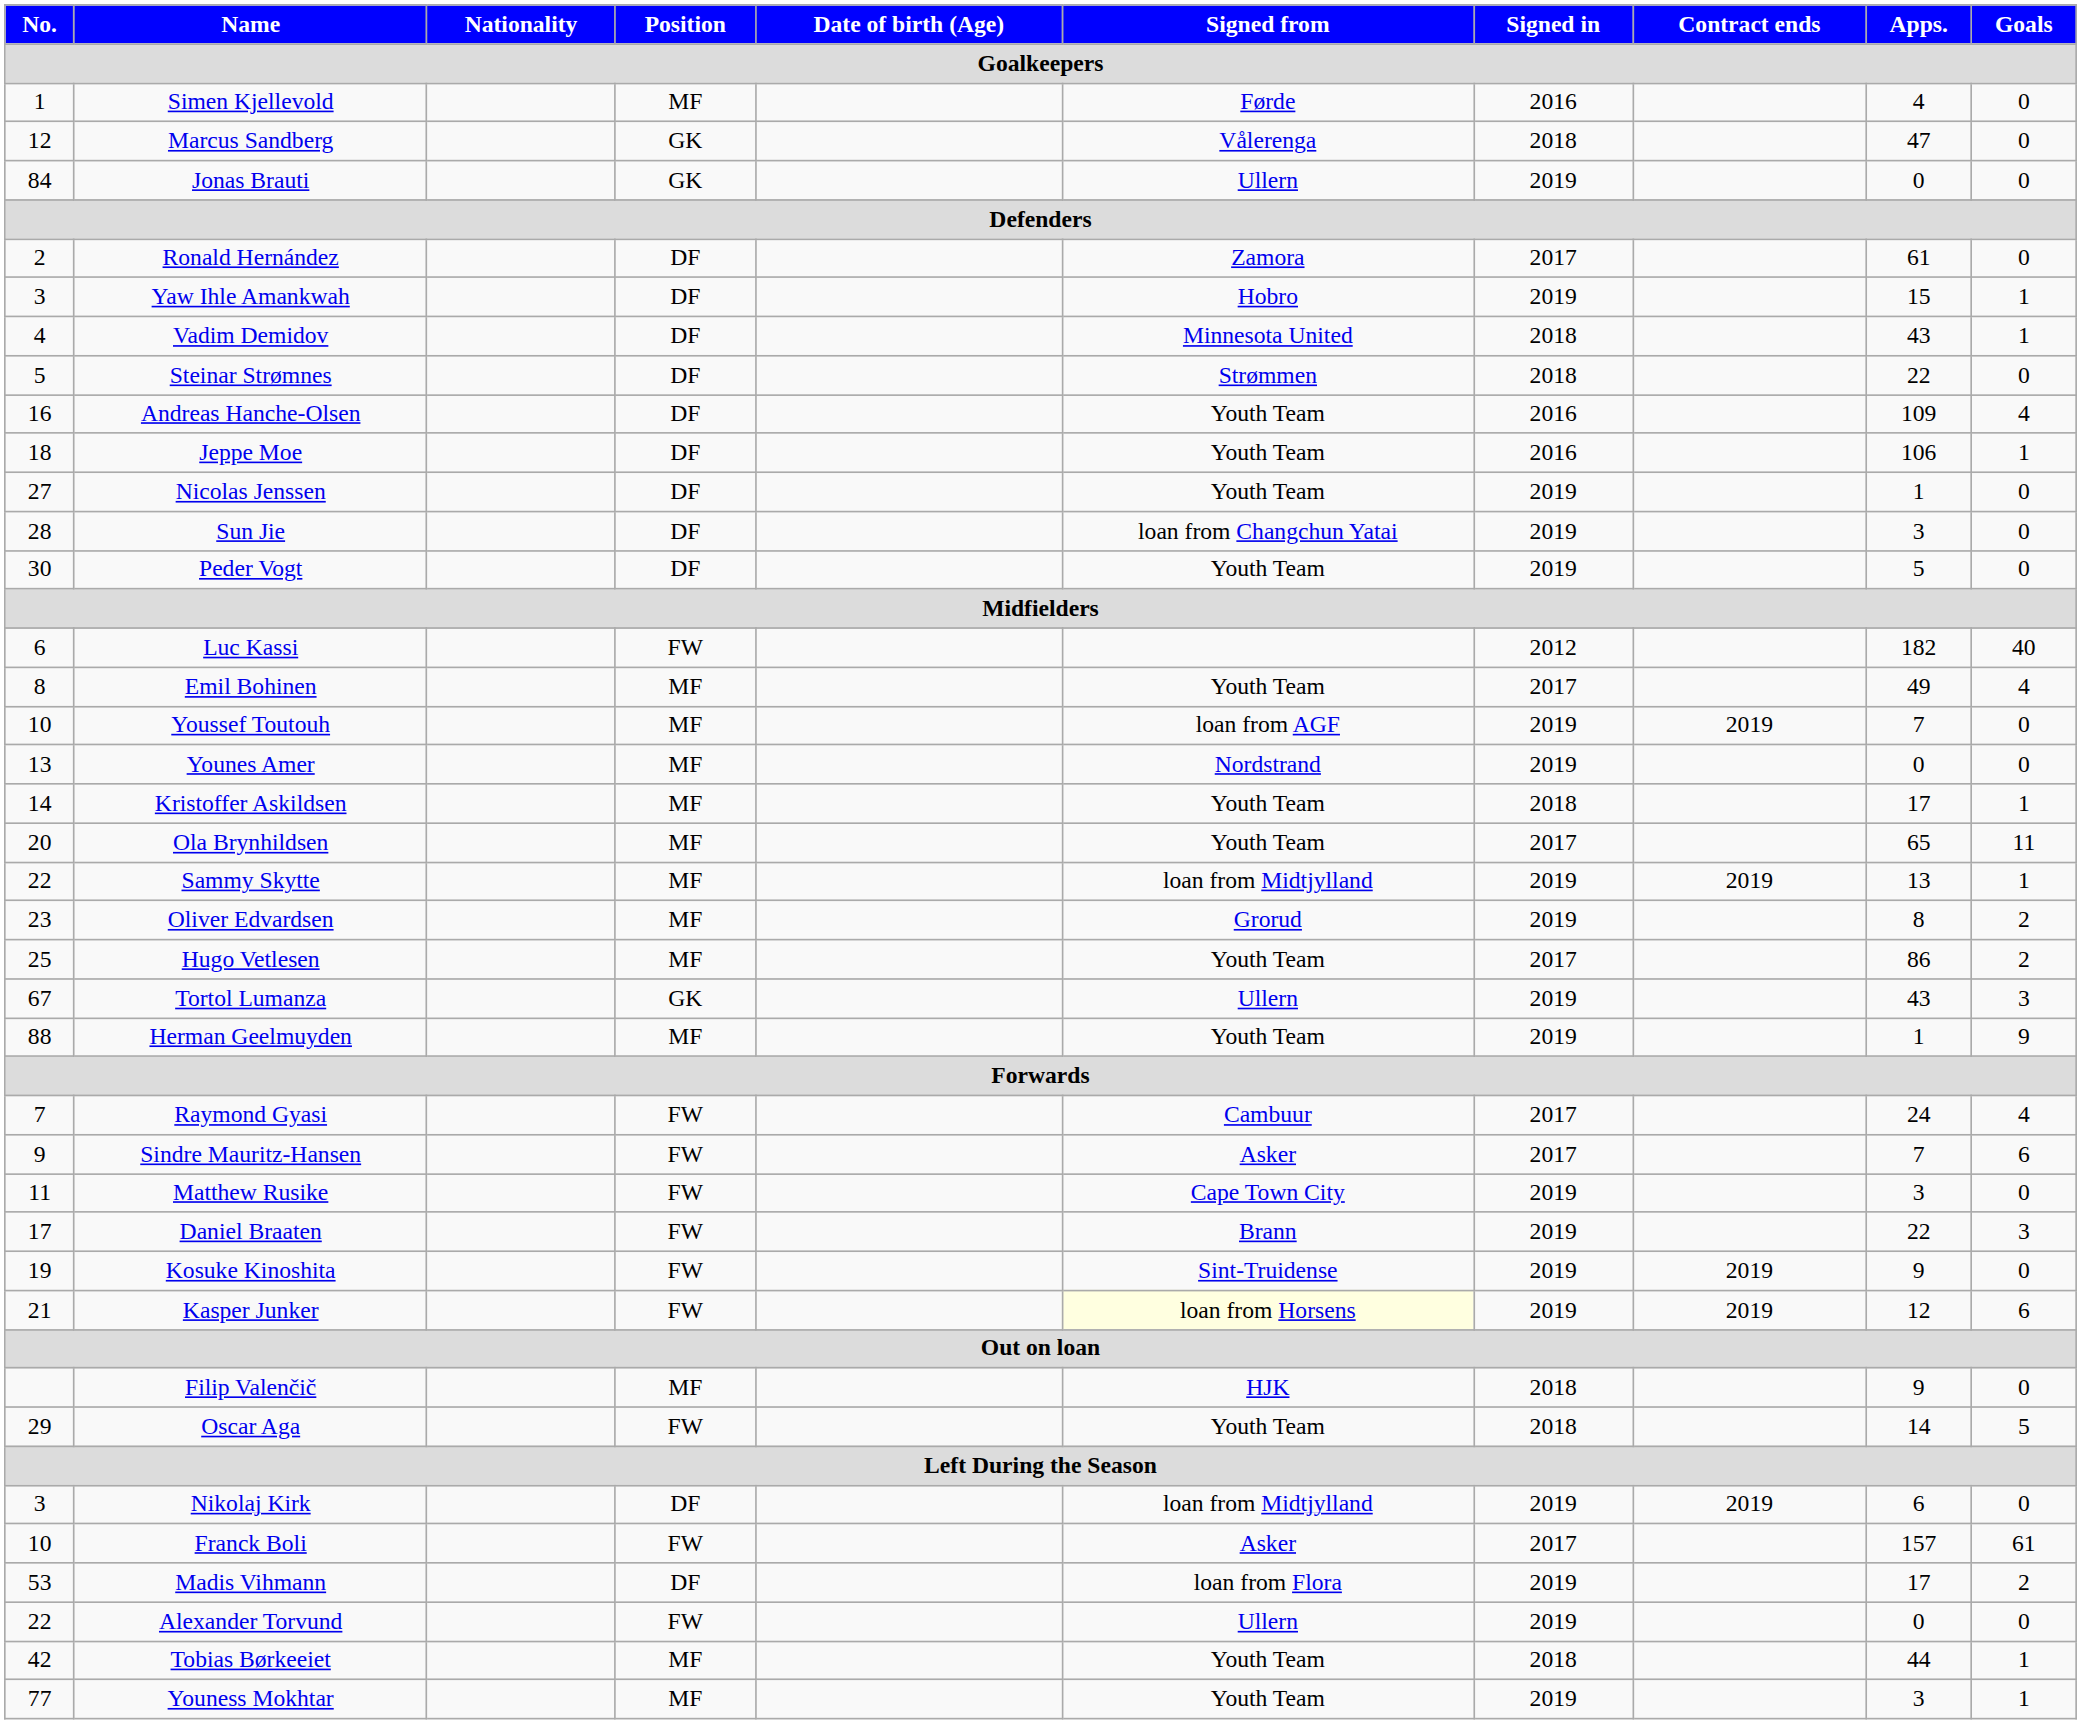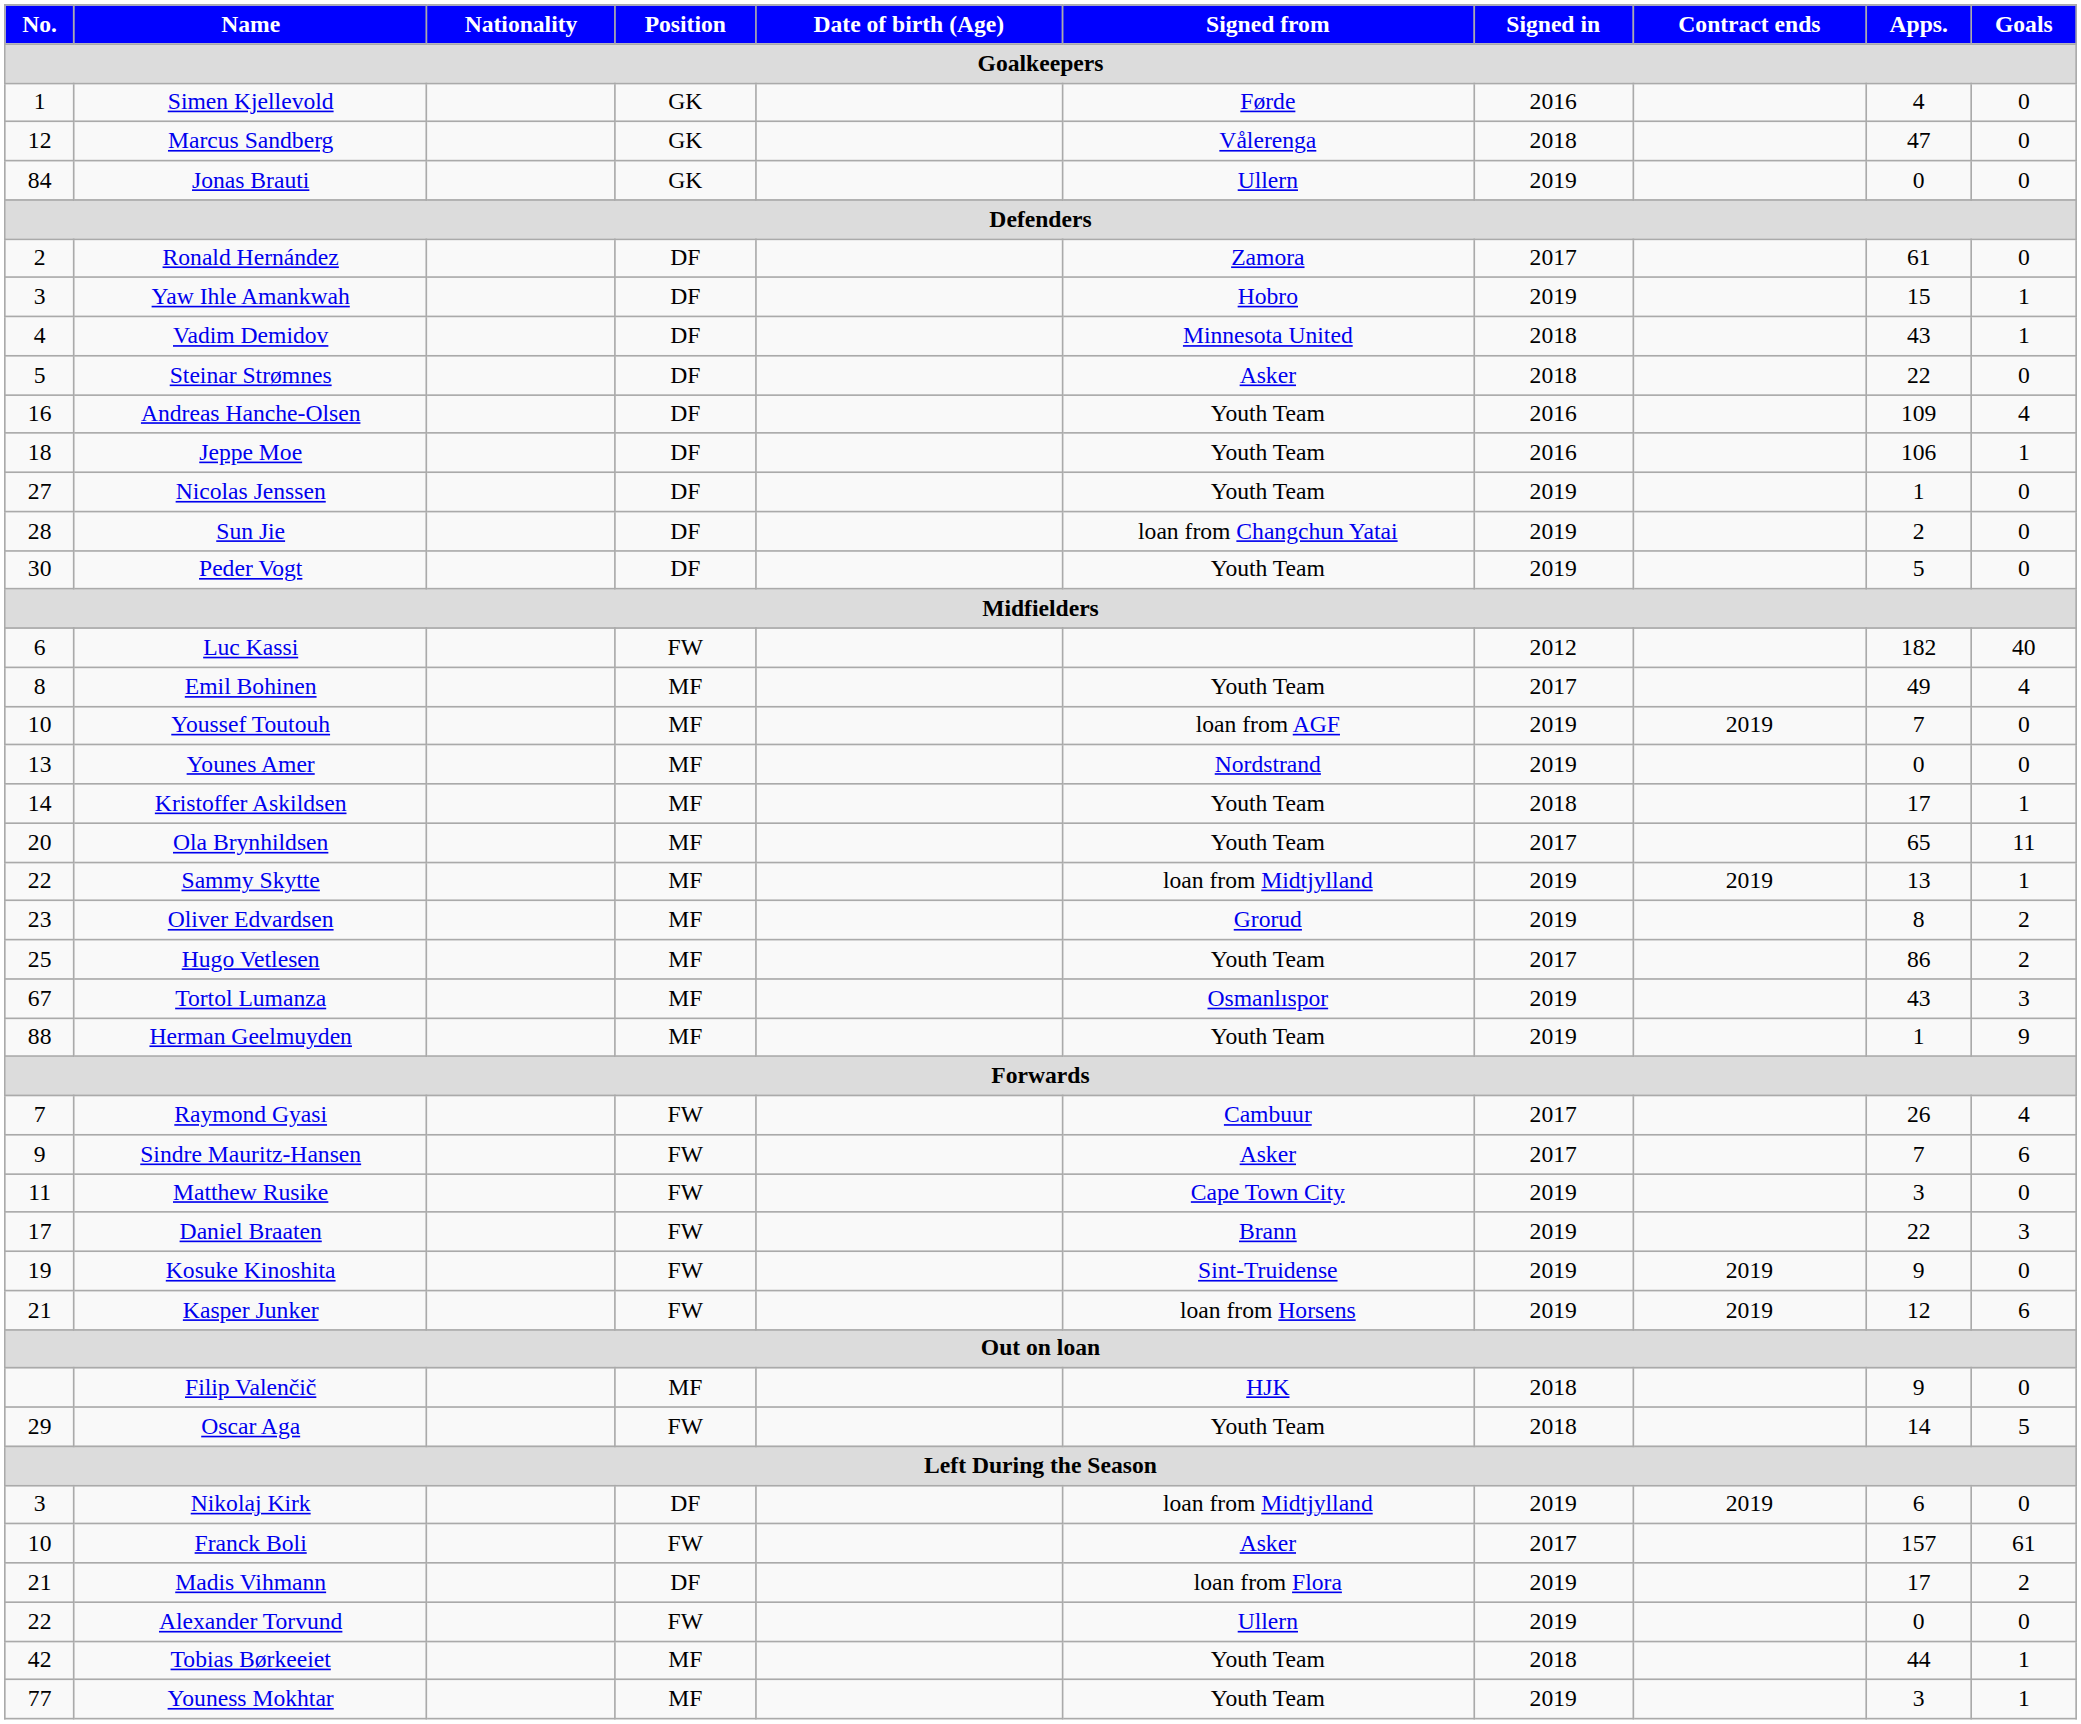(685, 102) MF -> (685, 102) GK
(1268, 374) Strømmen -> (1268, 374) Asker
(1919, 530) 3 -> (1919, 530) 2
(685, 998) GK -> (685, 998) MF
(1268, 998) Ullern -> (1268, 998) Osmanlıspor
(1919, 1114) 24 -> (1919, 1114) 26
(1268, 1309) lightyellow background -> (1268, 1309) no background
(40, 1582) 53 -> (40, 1582) 21
